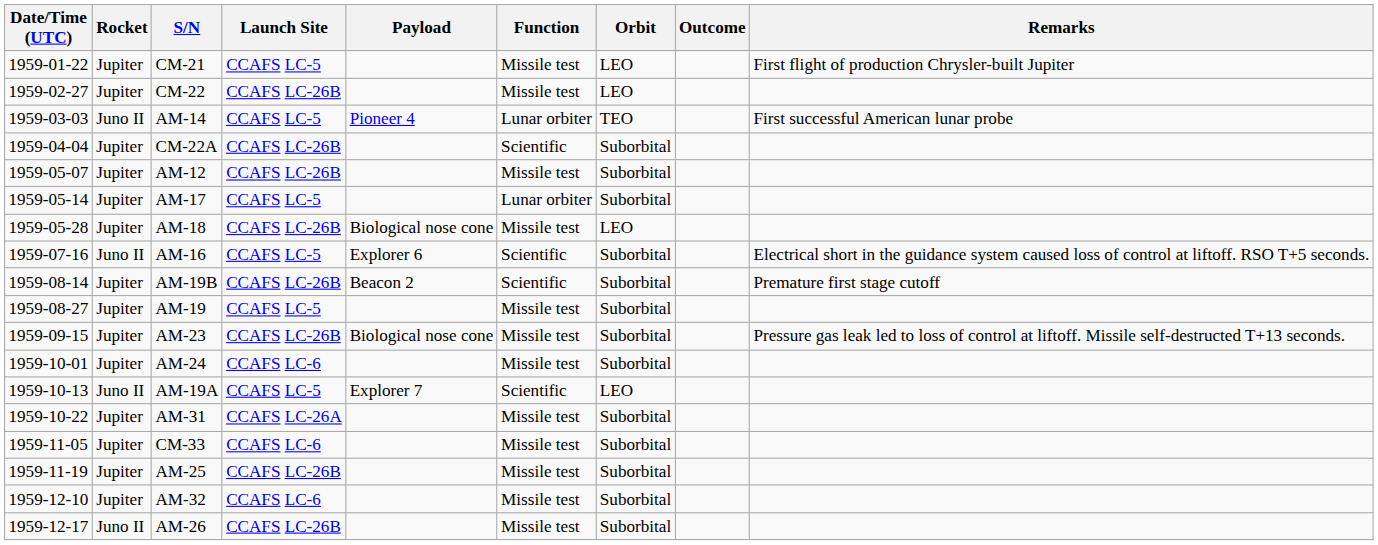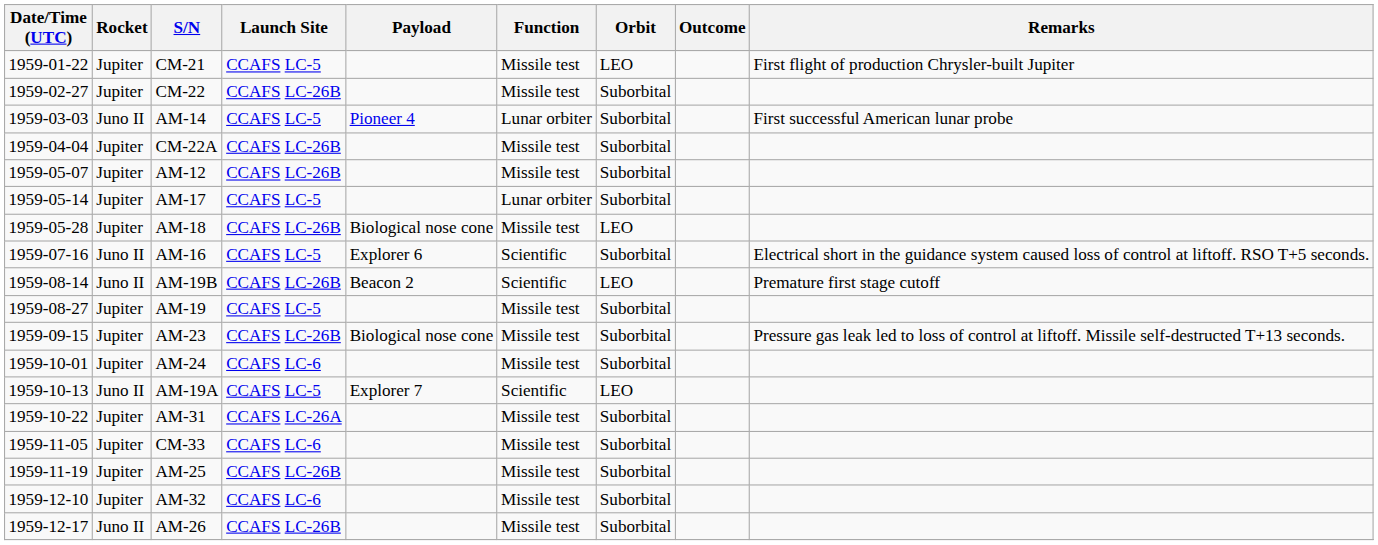(616, 91) LEO -> (635, 91) Suborbital
(616, 118) TEO -> (635, 118) Suborbital
(534, 145) Scientific -> (540, 145) Missile test
(120, 281) Jupiter -> (120, 281) Juno II
(635, 281) Suborbital -> (616, 281) LEO
